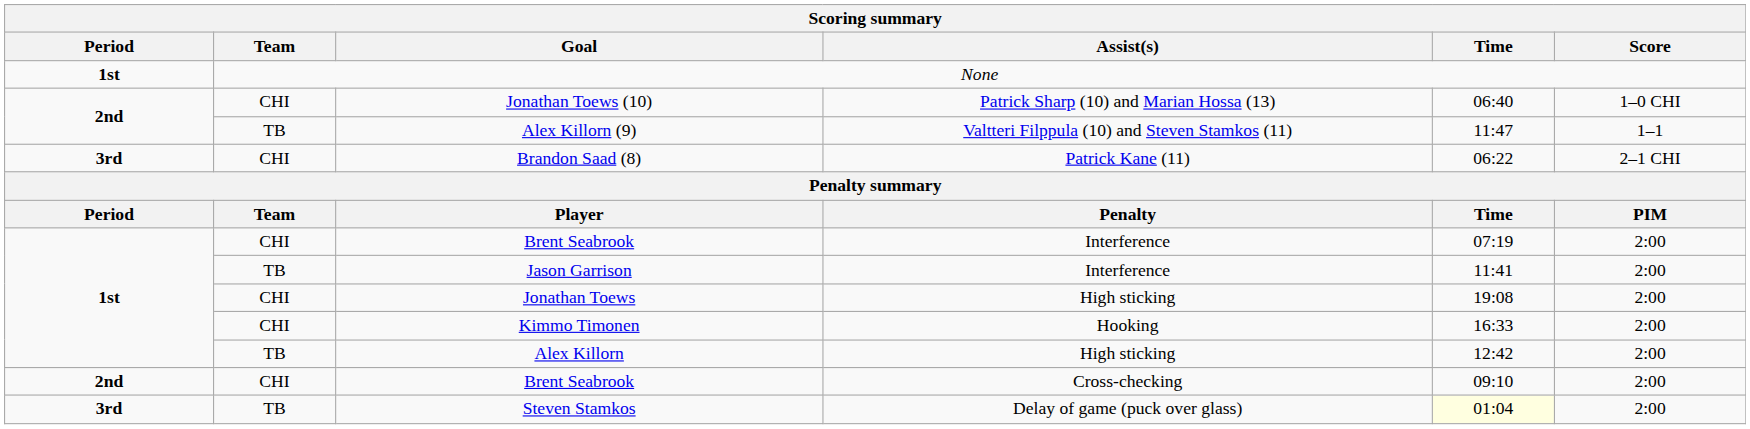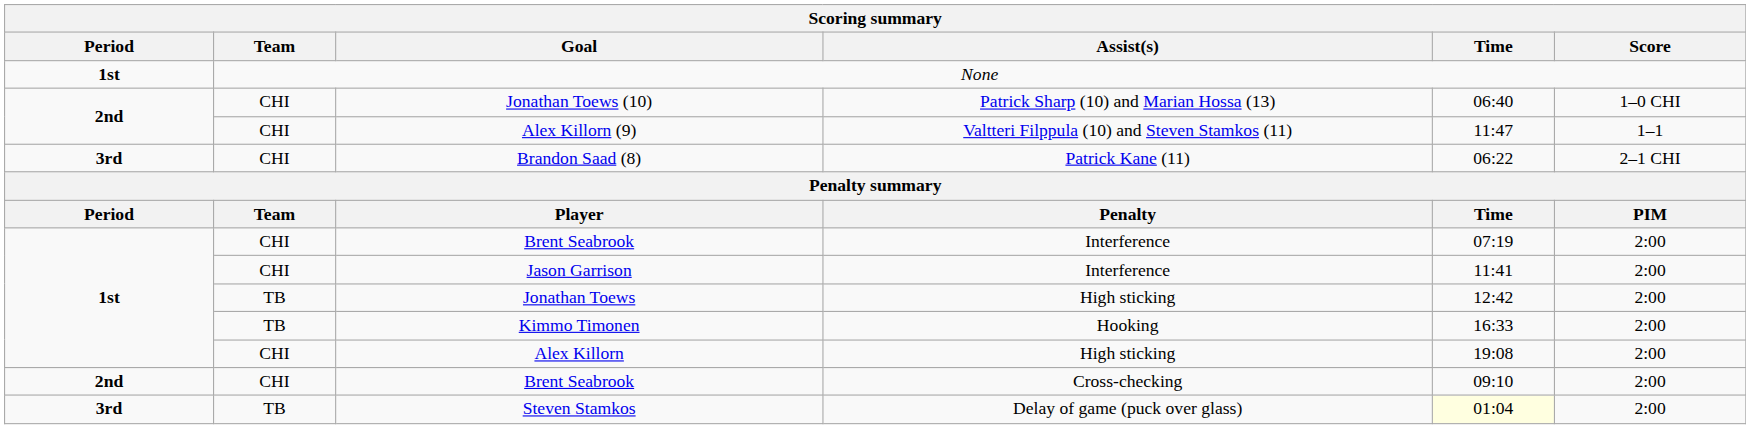(274, 130) TB -> (274, 130) CHI
(274, 269) TB -> (274, 269) CHI
(274, 297) CHI -> (274, 297) TB
(1493, 297) 19:08 -> (1493, 297) 12:42
(274, 325) CHI -> (274, 325) TB
(274, 353) TB -> (274, 353) CHI
(1493, 353) 12:42 -> (1493, 353) 19:08
